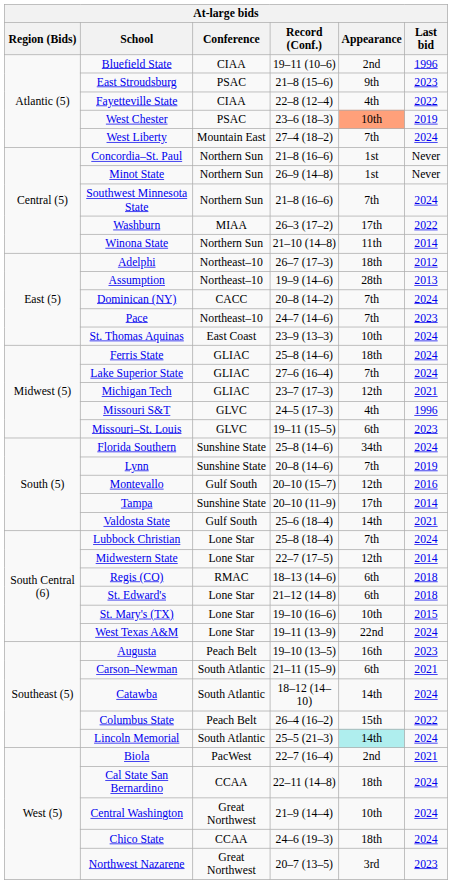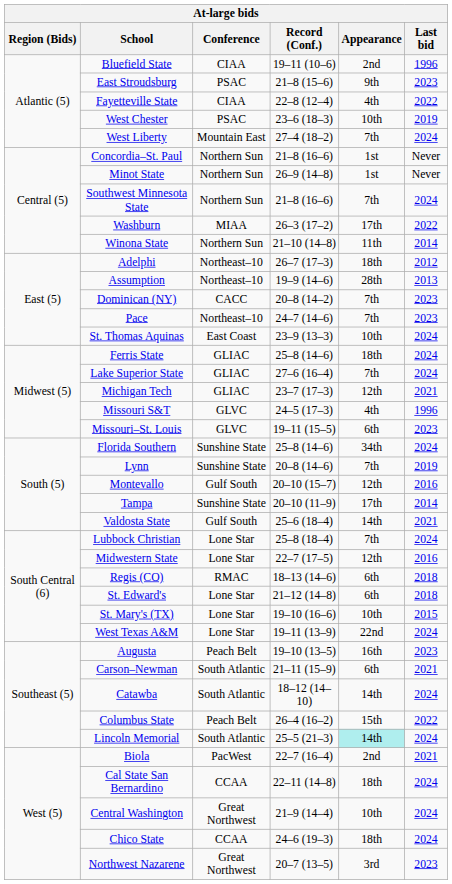(372, 119) lightsalmon background -> (372, 119) no background
(426, 299) 2024 -> (426, 299) 2023
(426, 558) 2014 -> (426, 558) 2016
